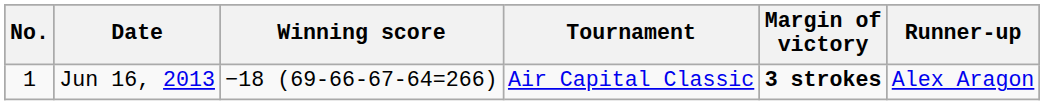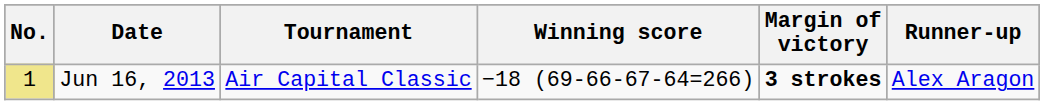columns swapped: (631, 35) <-> (361, 35)
(30, 82) no background -> (30, 82) khaki background
